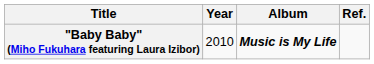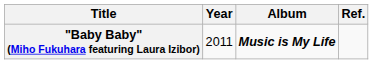(220, 41) 2010 -> (219, 41) 2011
